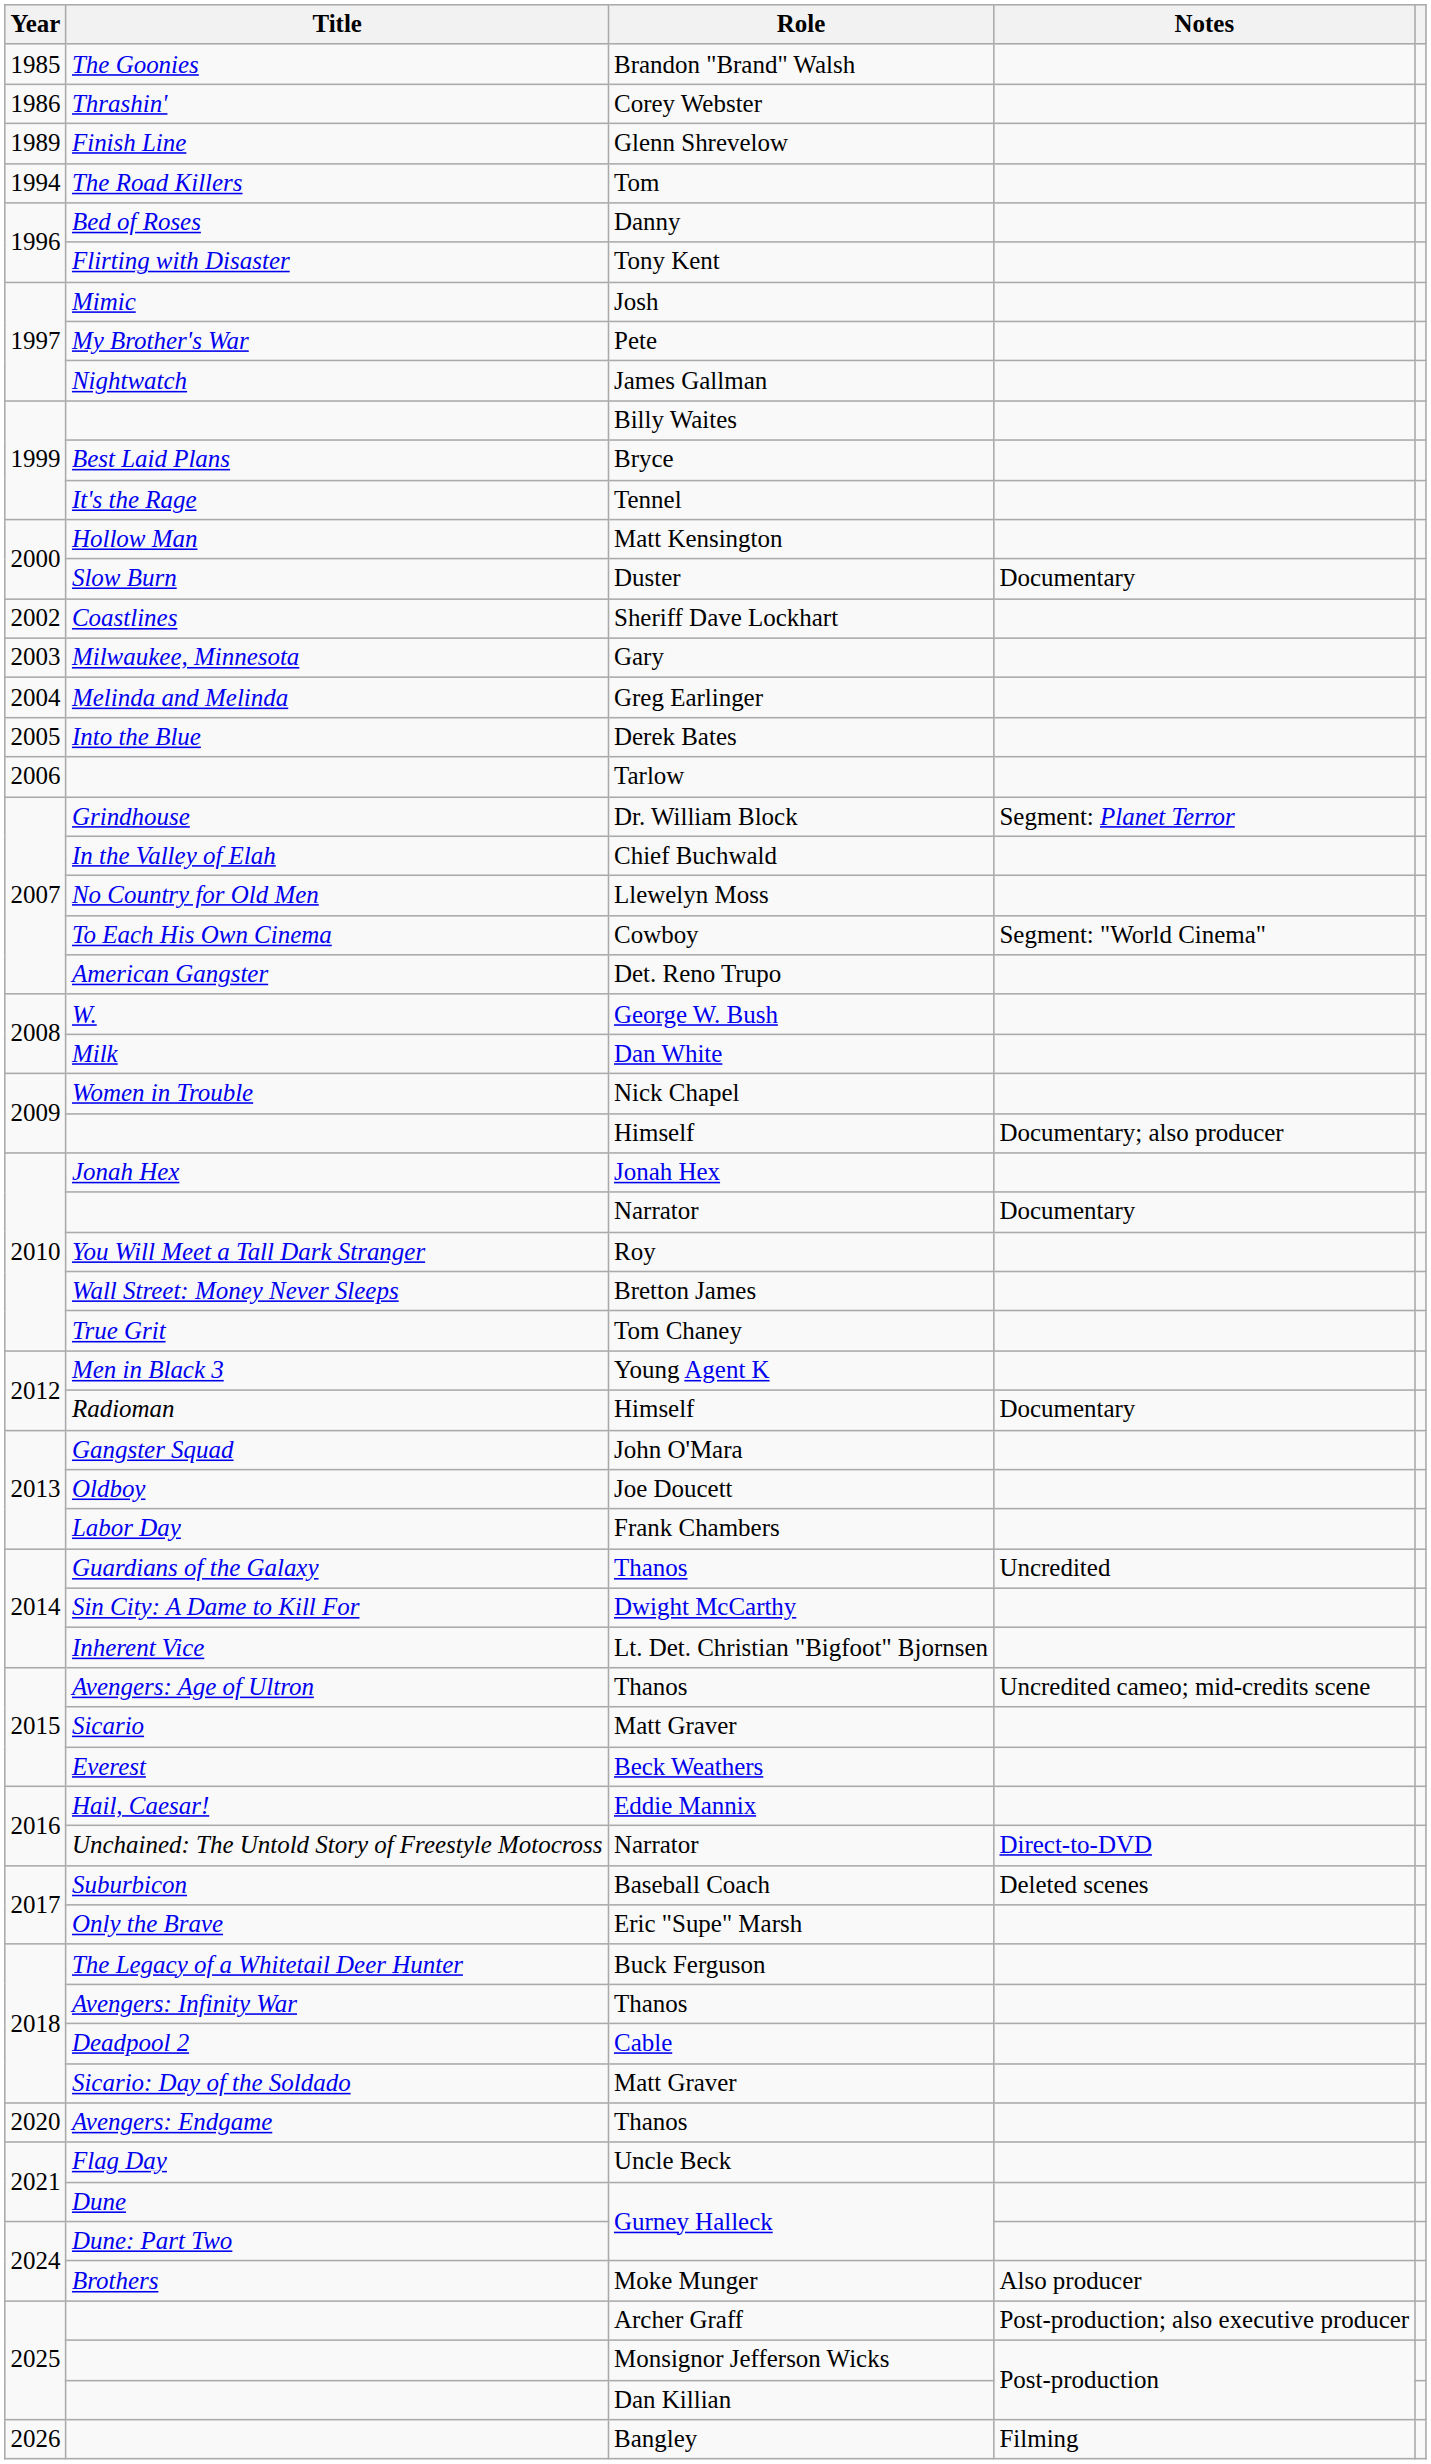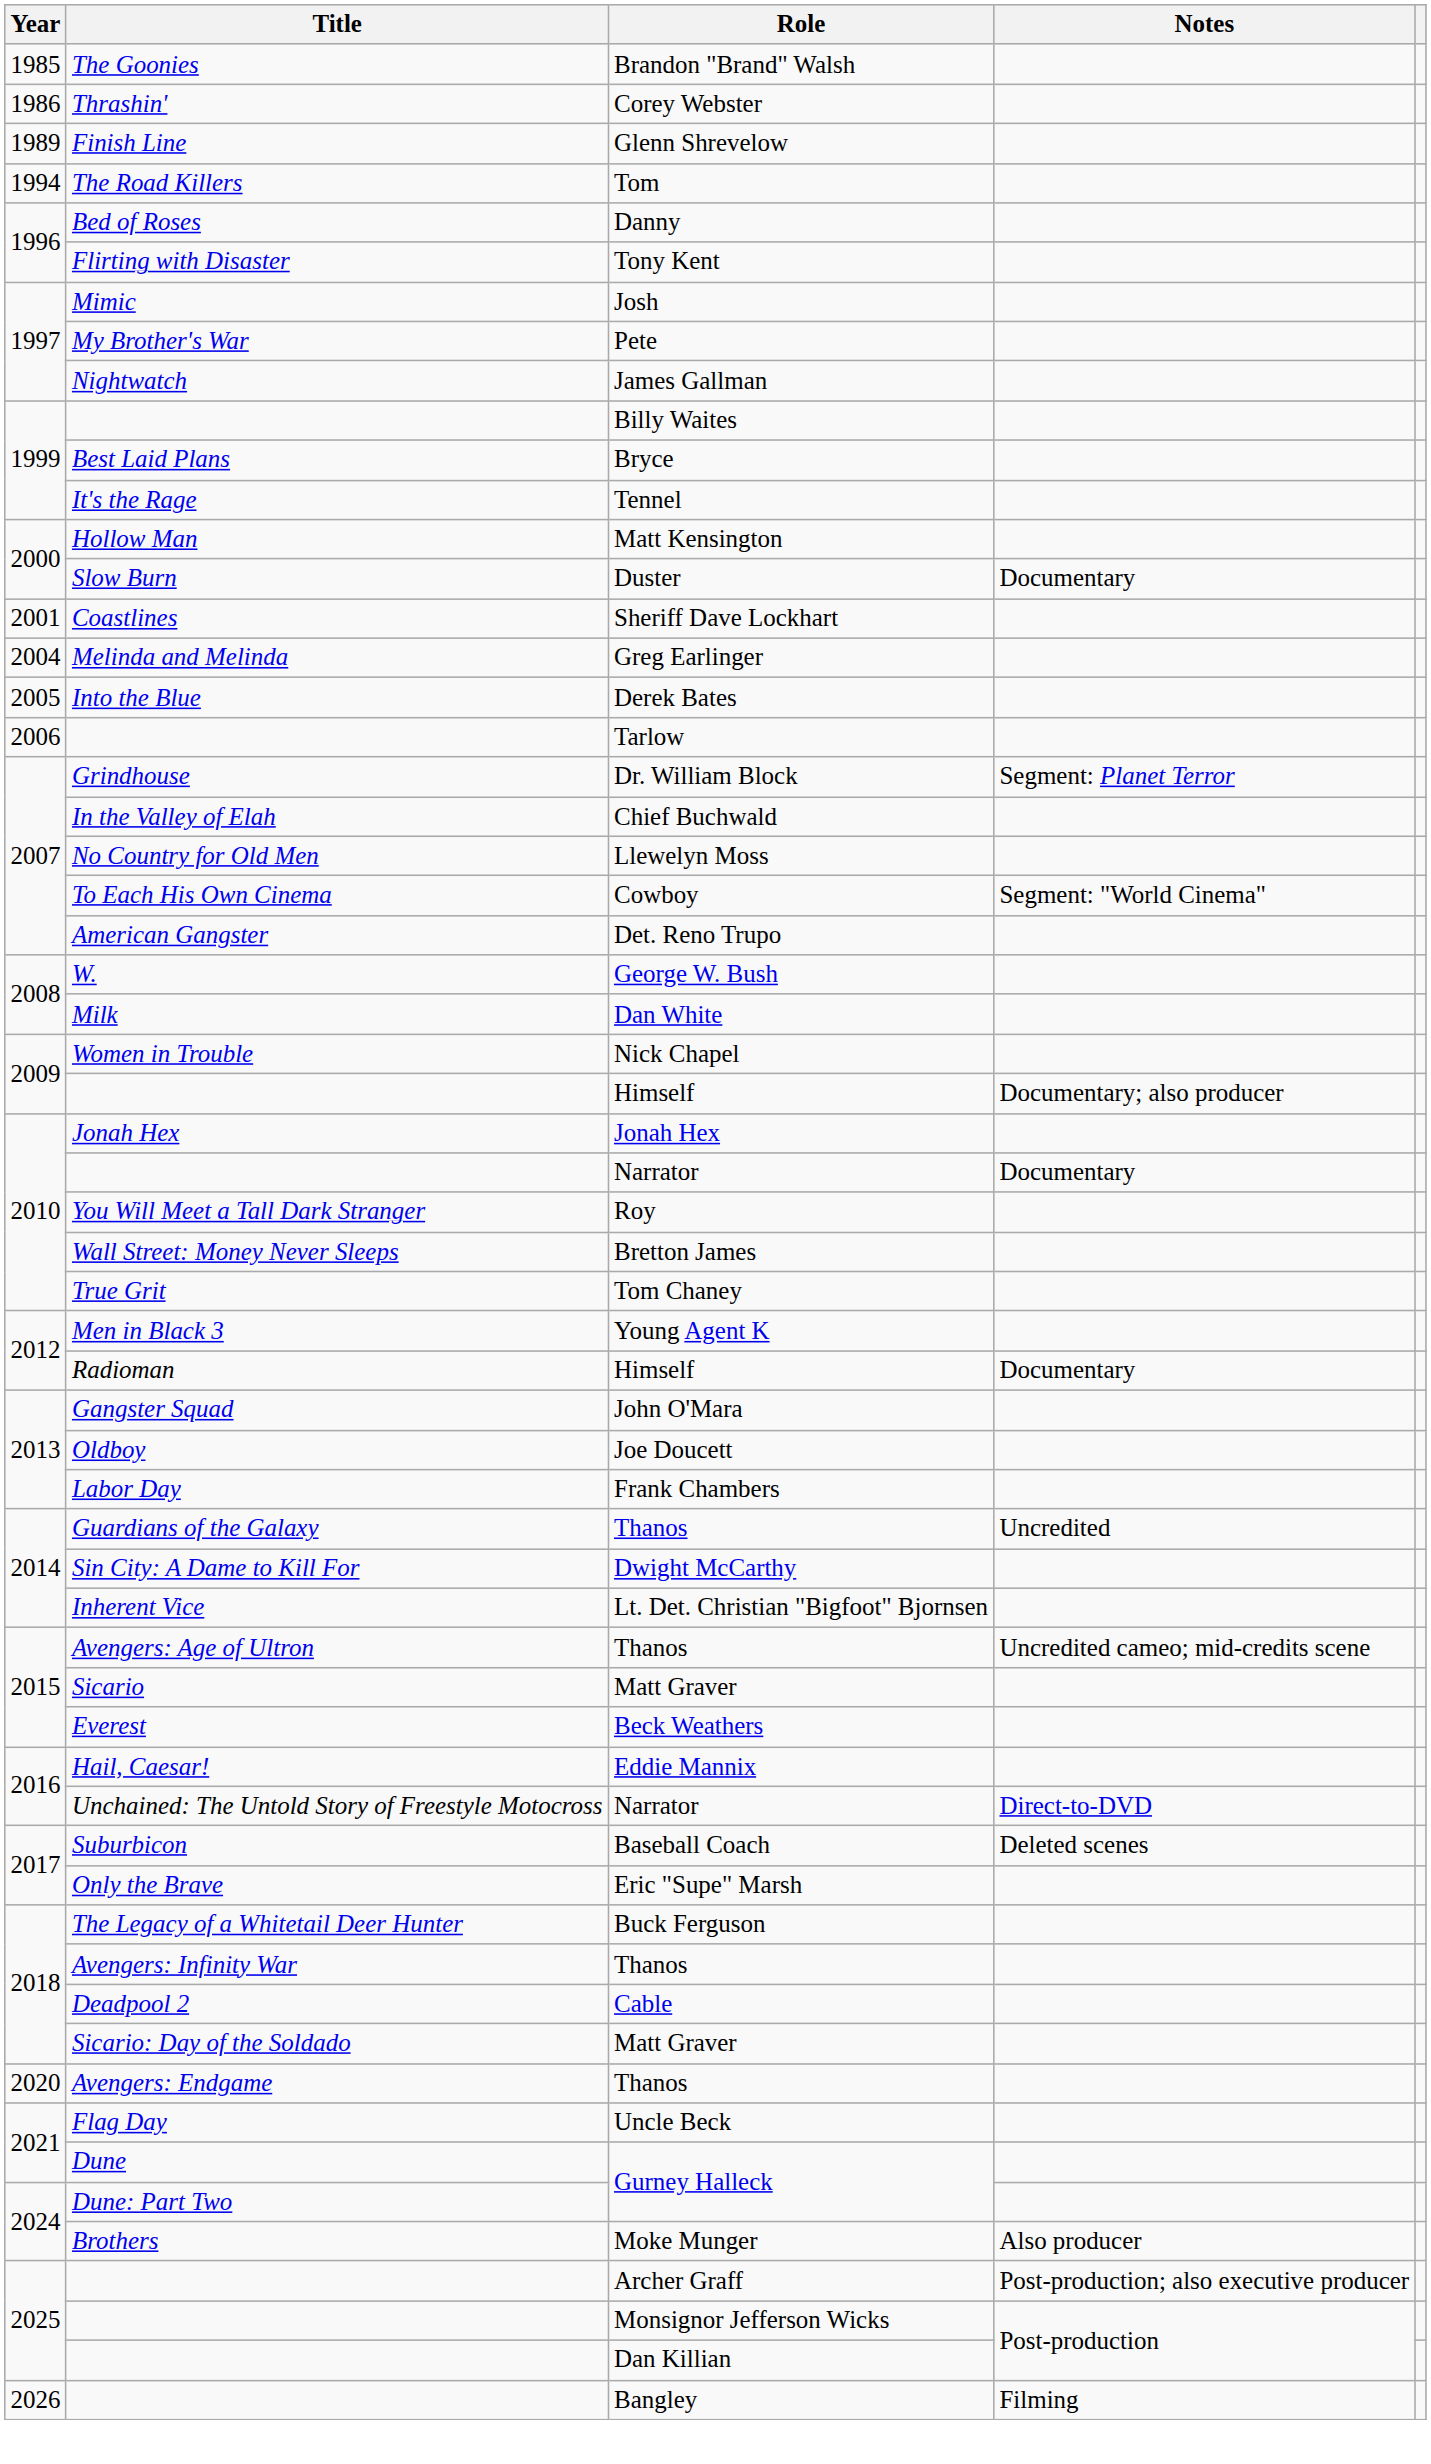(35, 618) 2002 -> (35, 618) 2001
- row: (186, 657)
